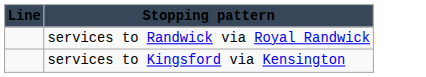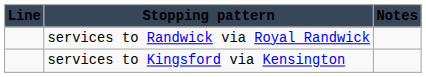+ column: (397, 16)
